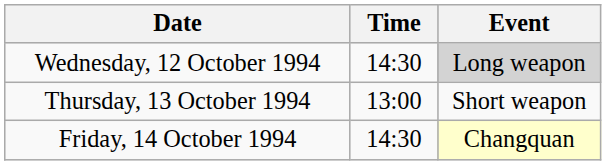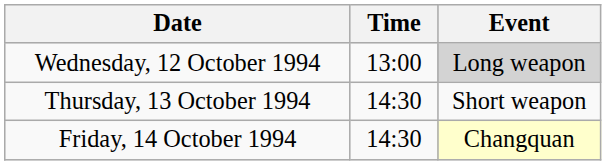(394, 62) 14:30 -> (394, 62) 13:00
(394, 100) 13:00 -> (394, 100) 14:30
